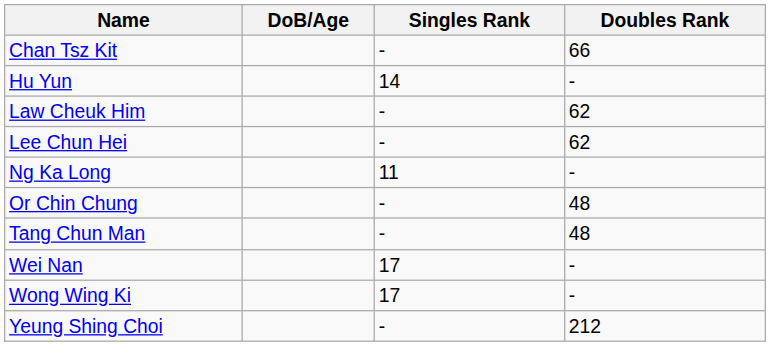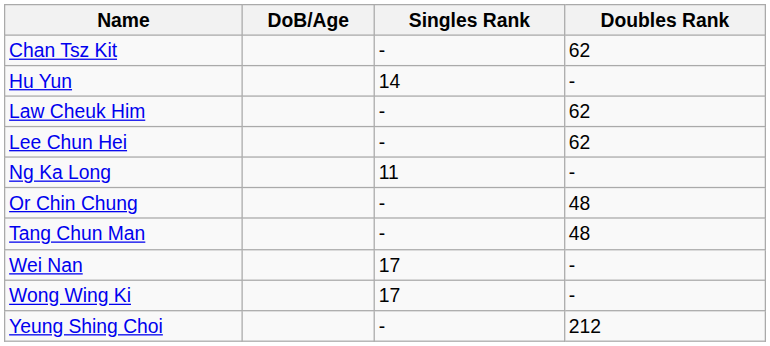(580, 51) 66 -> (580, 51) 62
